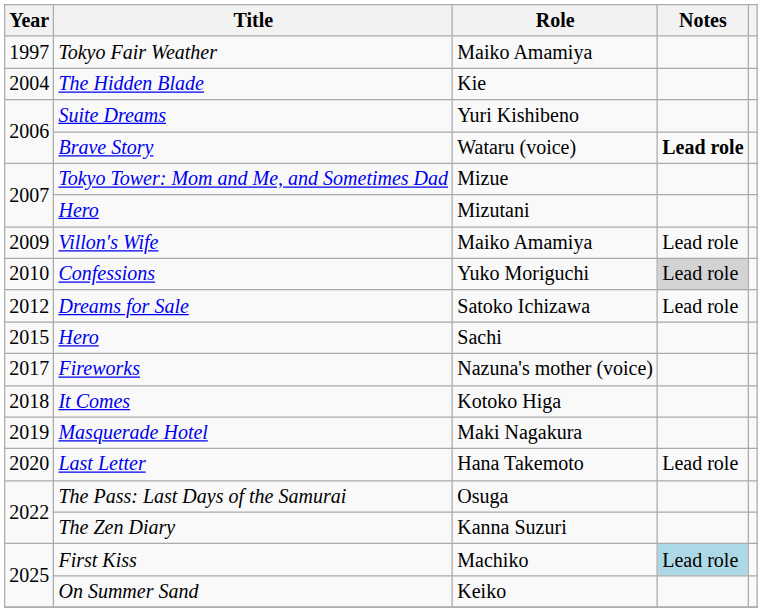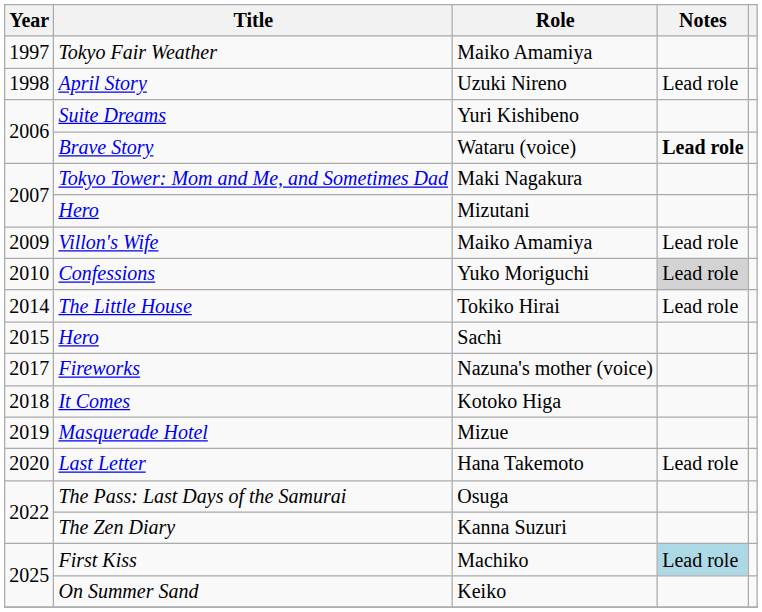+ row: (29, 83)
- row: (29, 83)
(483, 178) Mizue -> (520, 178) Maki Nagakura
- row: (29, 305)
+ row: (29, 305)
(520, 432) Maki Nagakura -> (483, 432) Mizue
